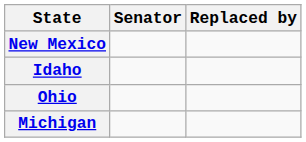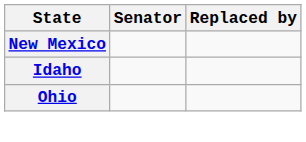- row: (57, 124)
